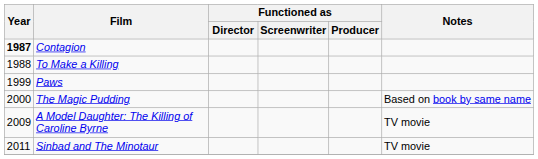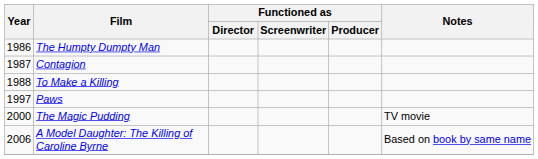+ row: (98, 47)
(19, 47) bold -> (19, 64) normal
(19, 82) 1999 -> (19, 99) 1997
(458, 99) Based on book by same name -> (407, 116) TV movie
(19, 122) 2009 -> (19, 140) 2006
(407, 122) TV movie -> (458, 140) Based on book by same name
- row: (97, 146)
